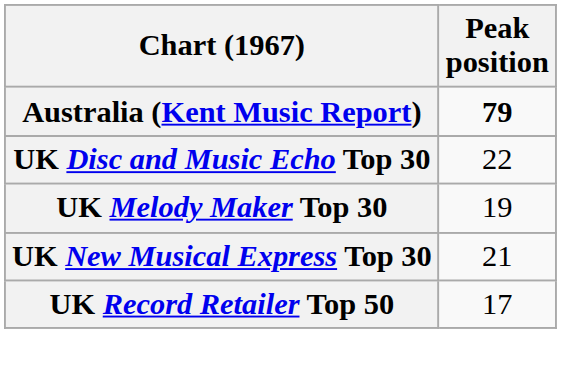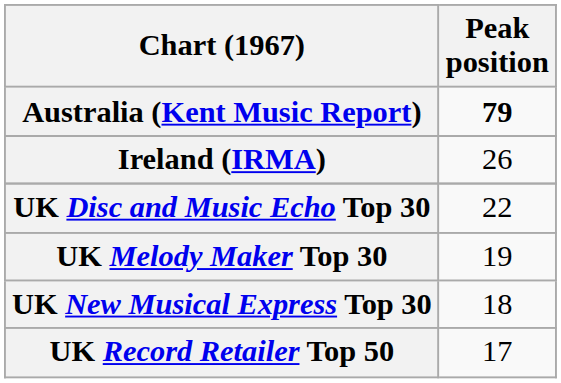+ row: (222, 159)
(497, 255) 21 -> (497, 303) 18
